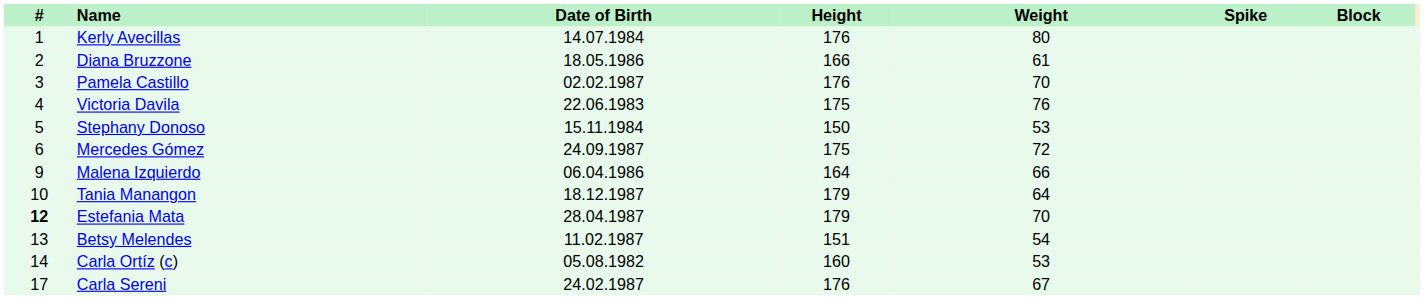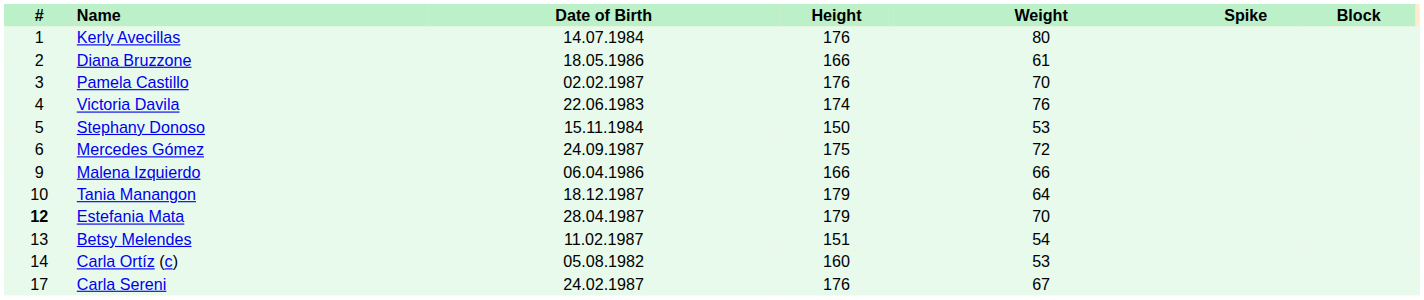(837, 105) 175 -> (837, 105) 174
(837, 172) 164 -> (837, 172) 166
